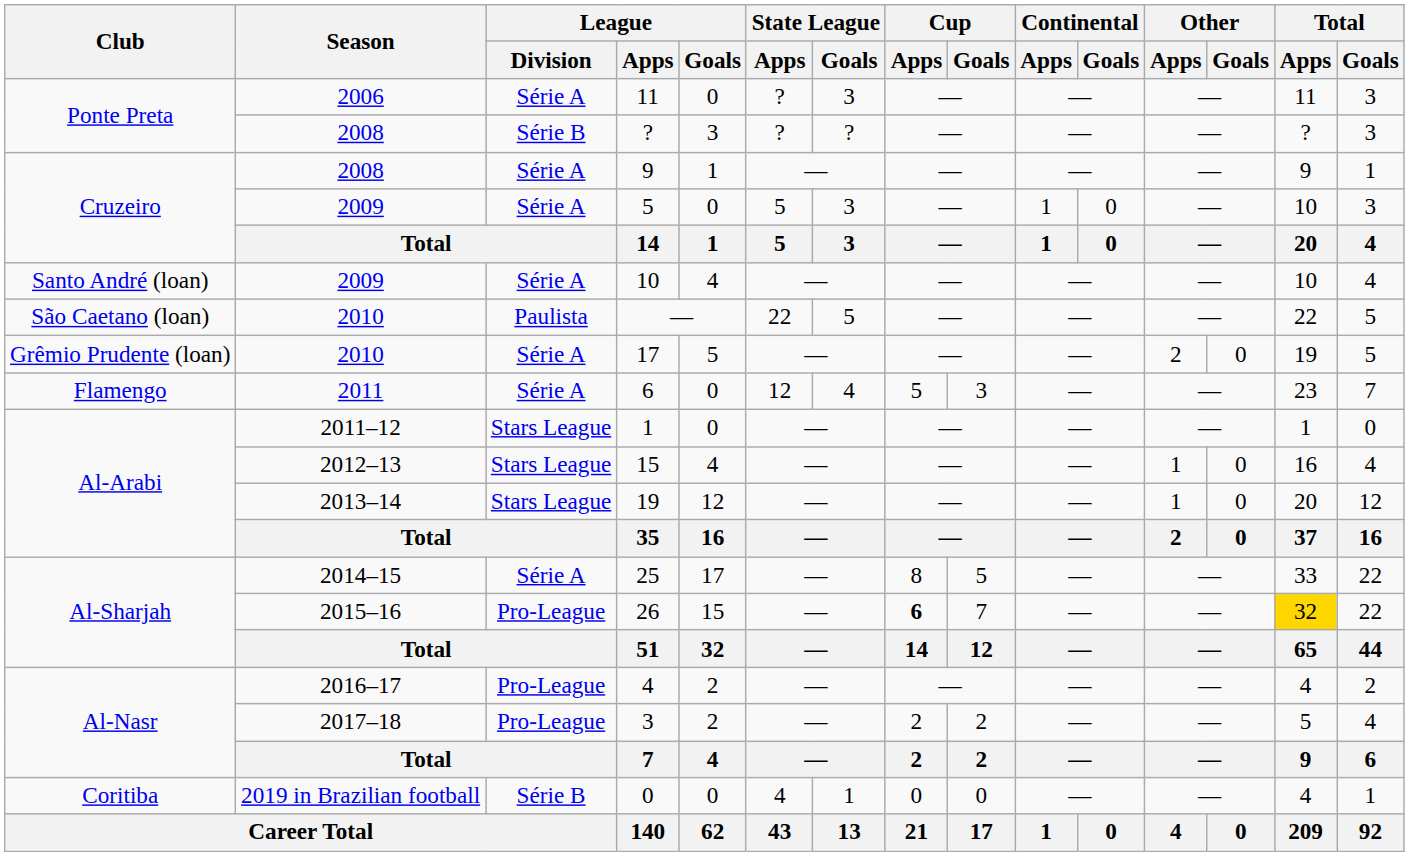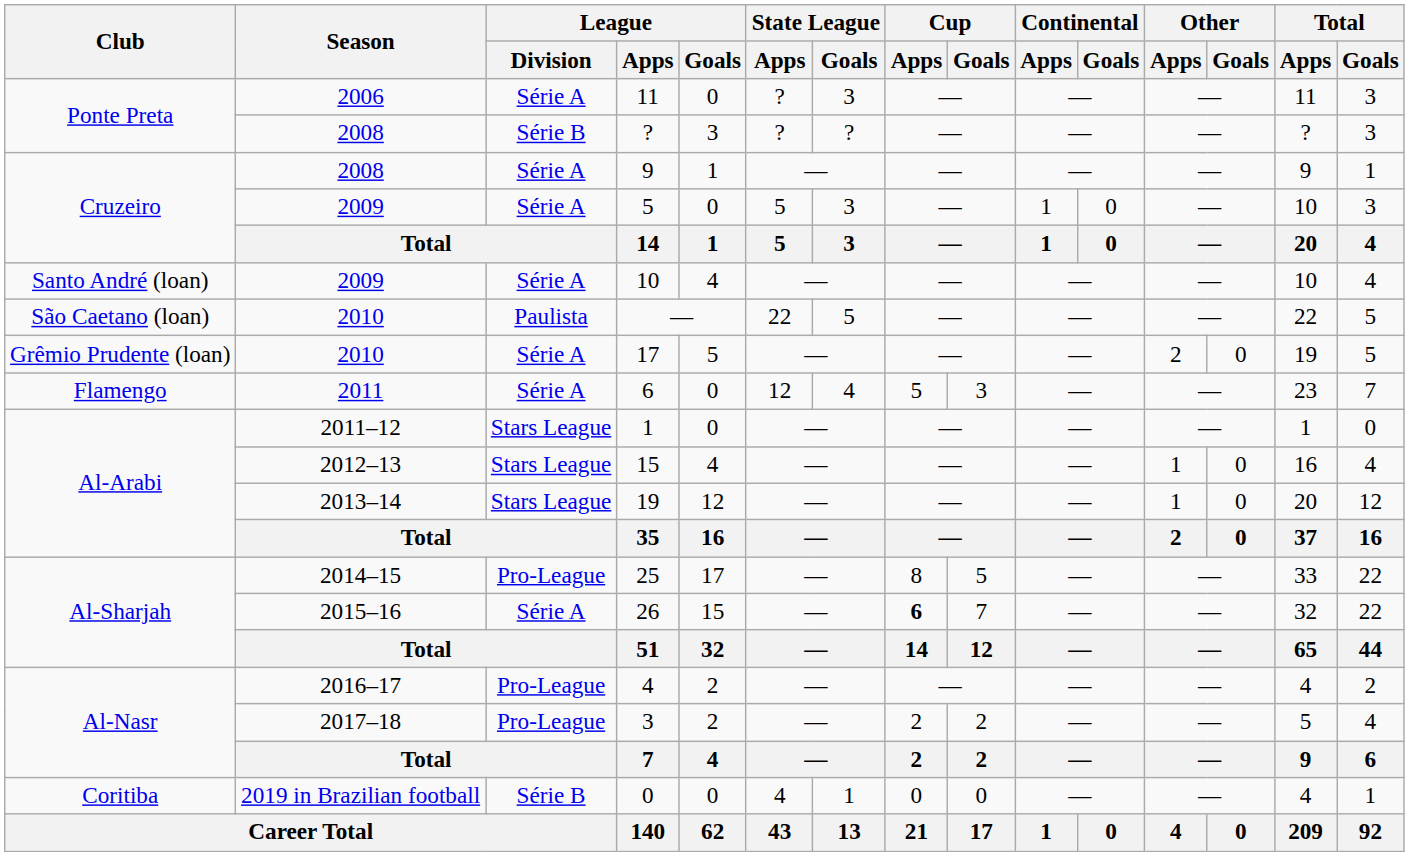(551, 574) Série A -> (551, 574) Pro-League
(551, 611) Pro-League -> (551, 611) Série A
(1306, 611) gold background -> (1306, 611) no background
